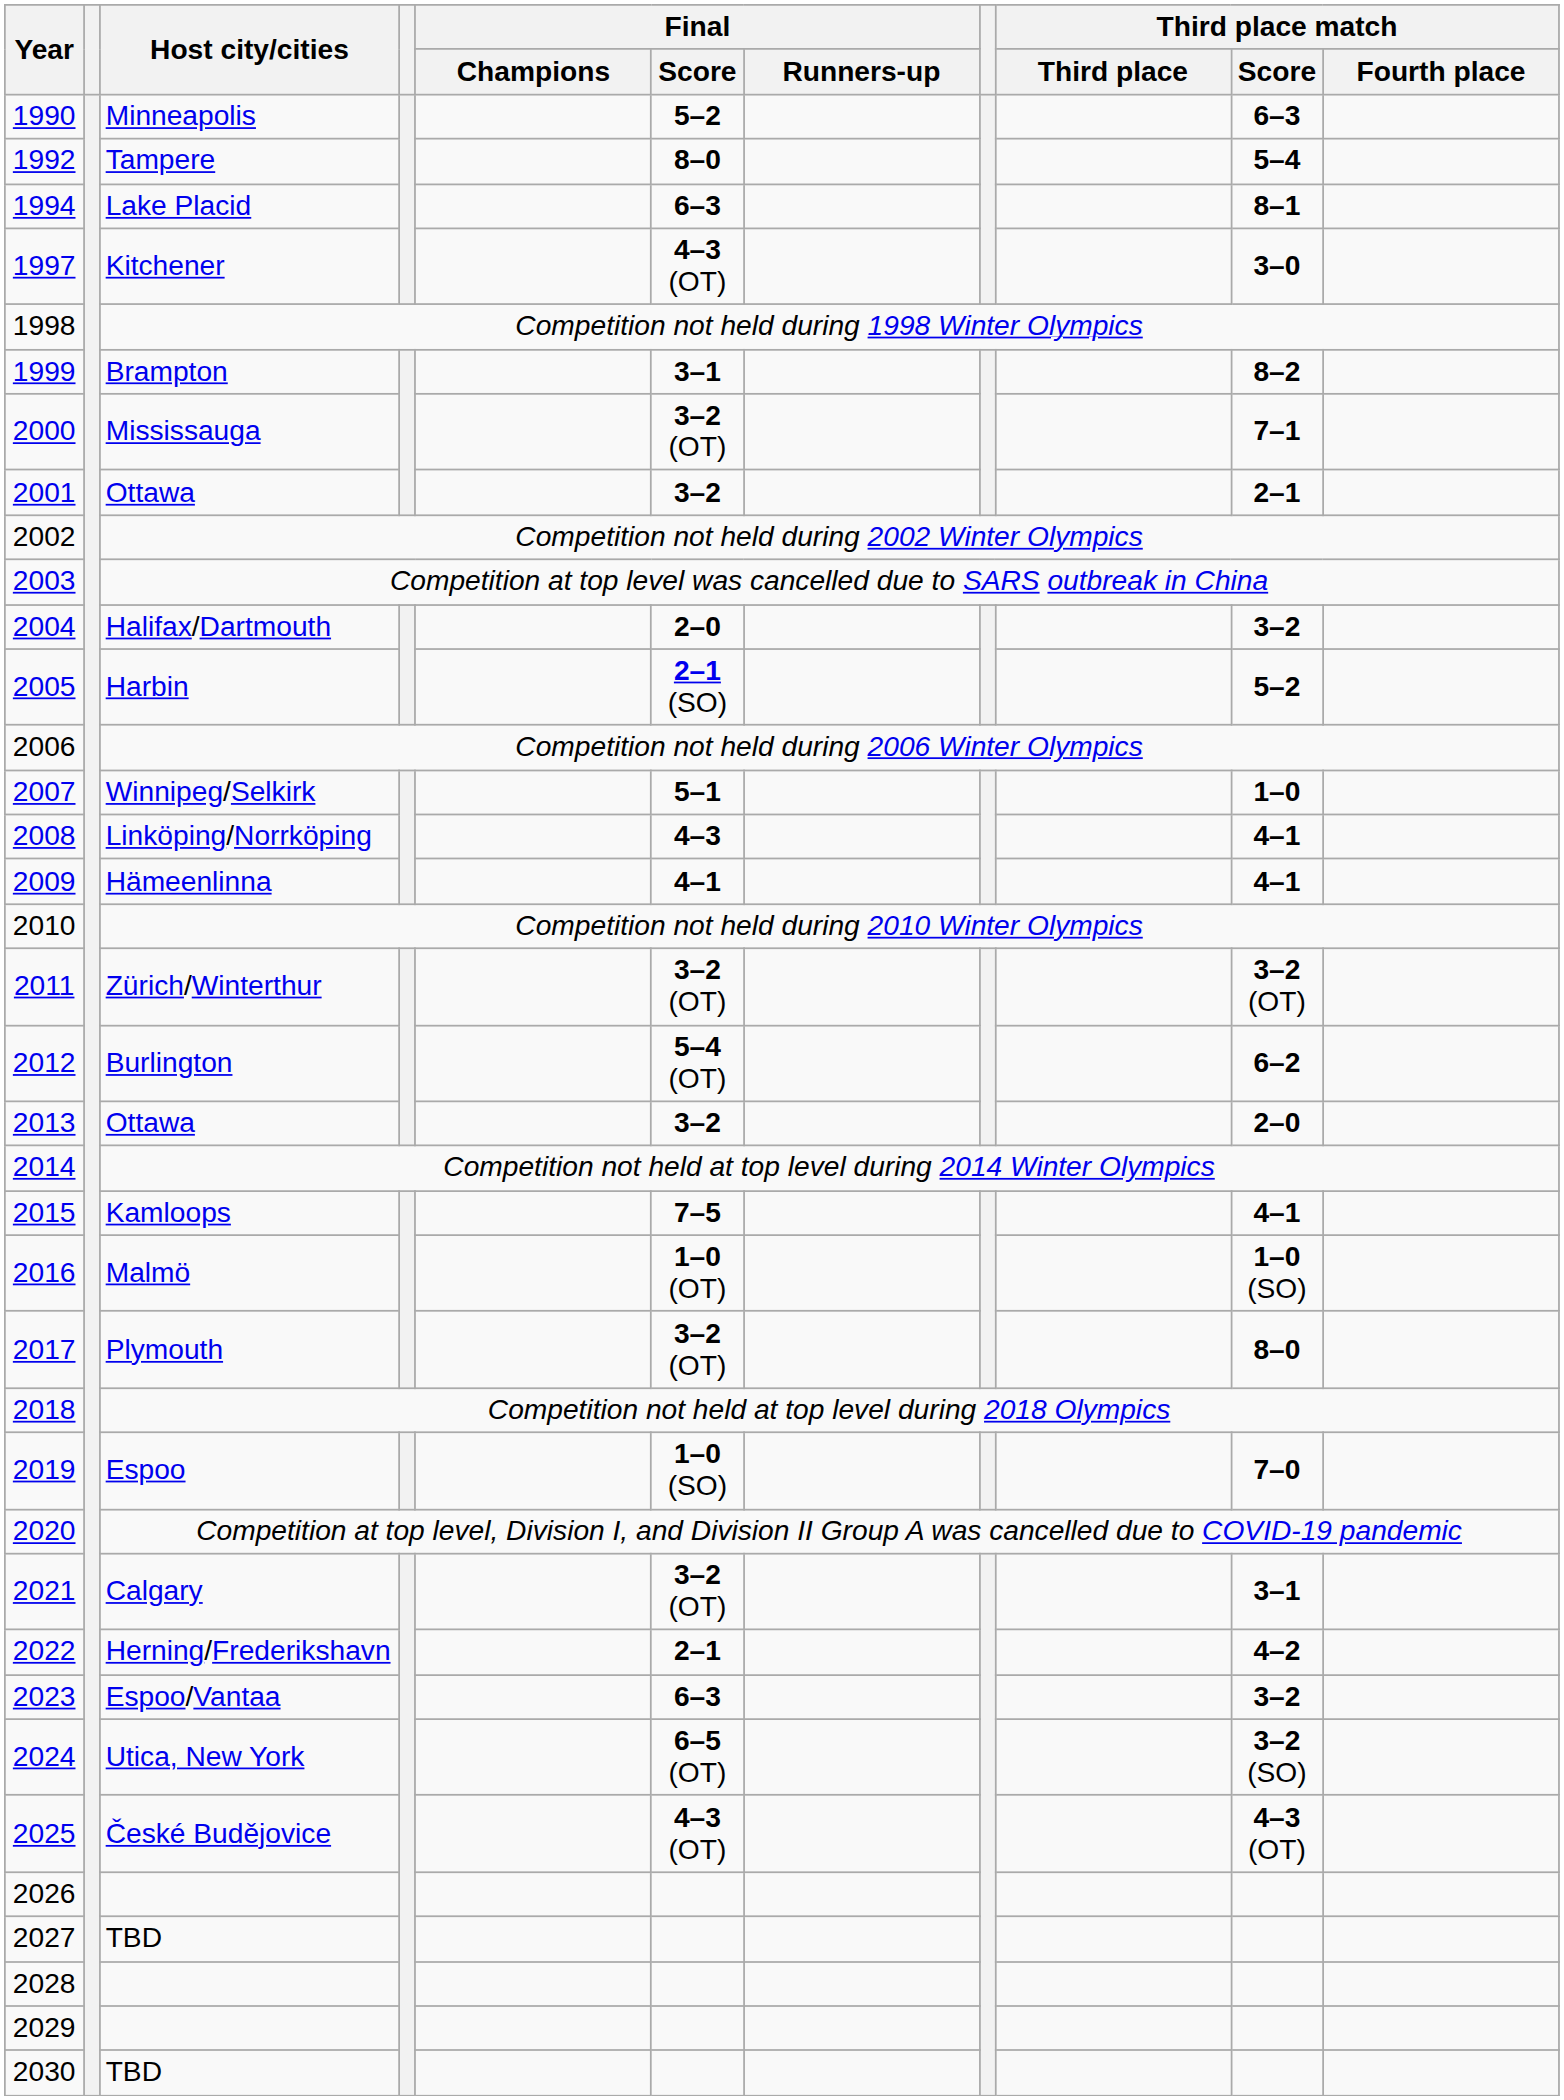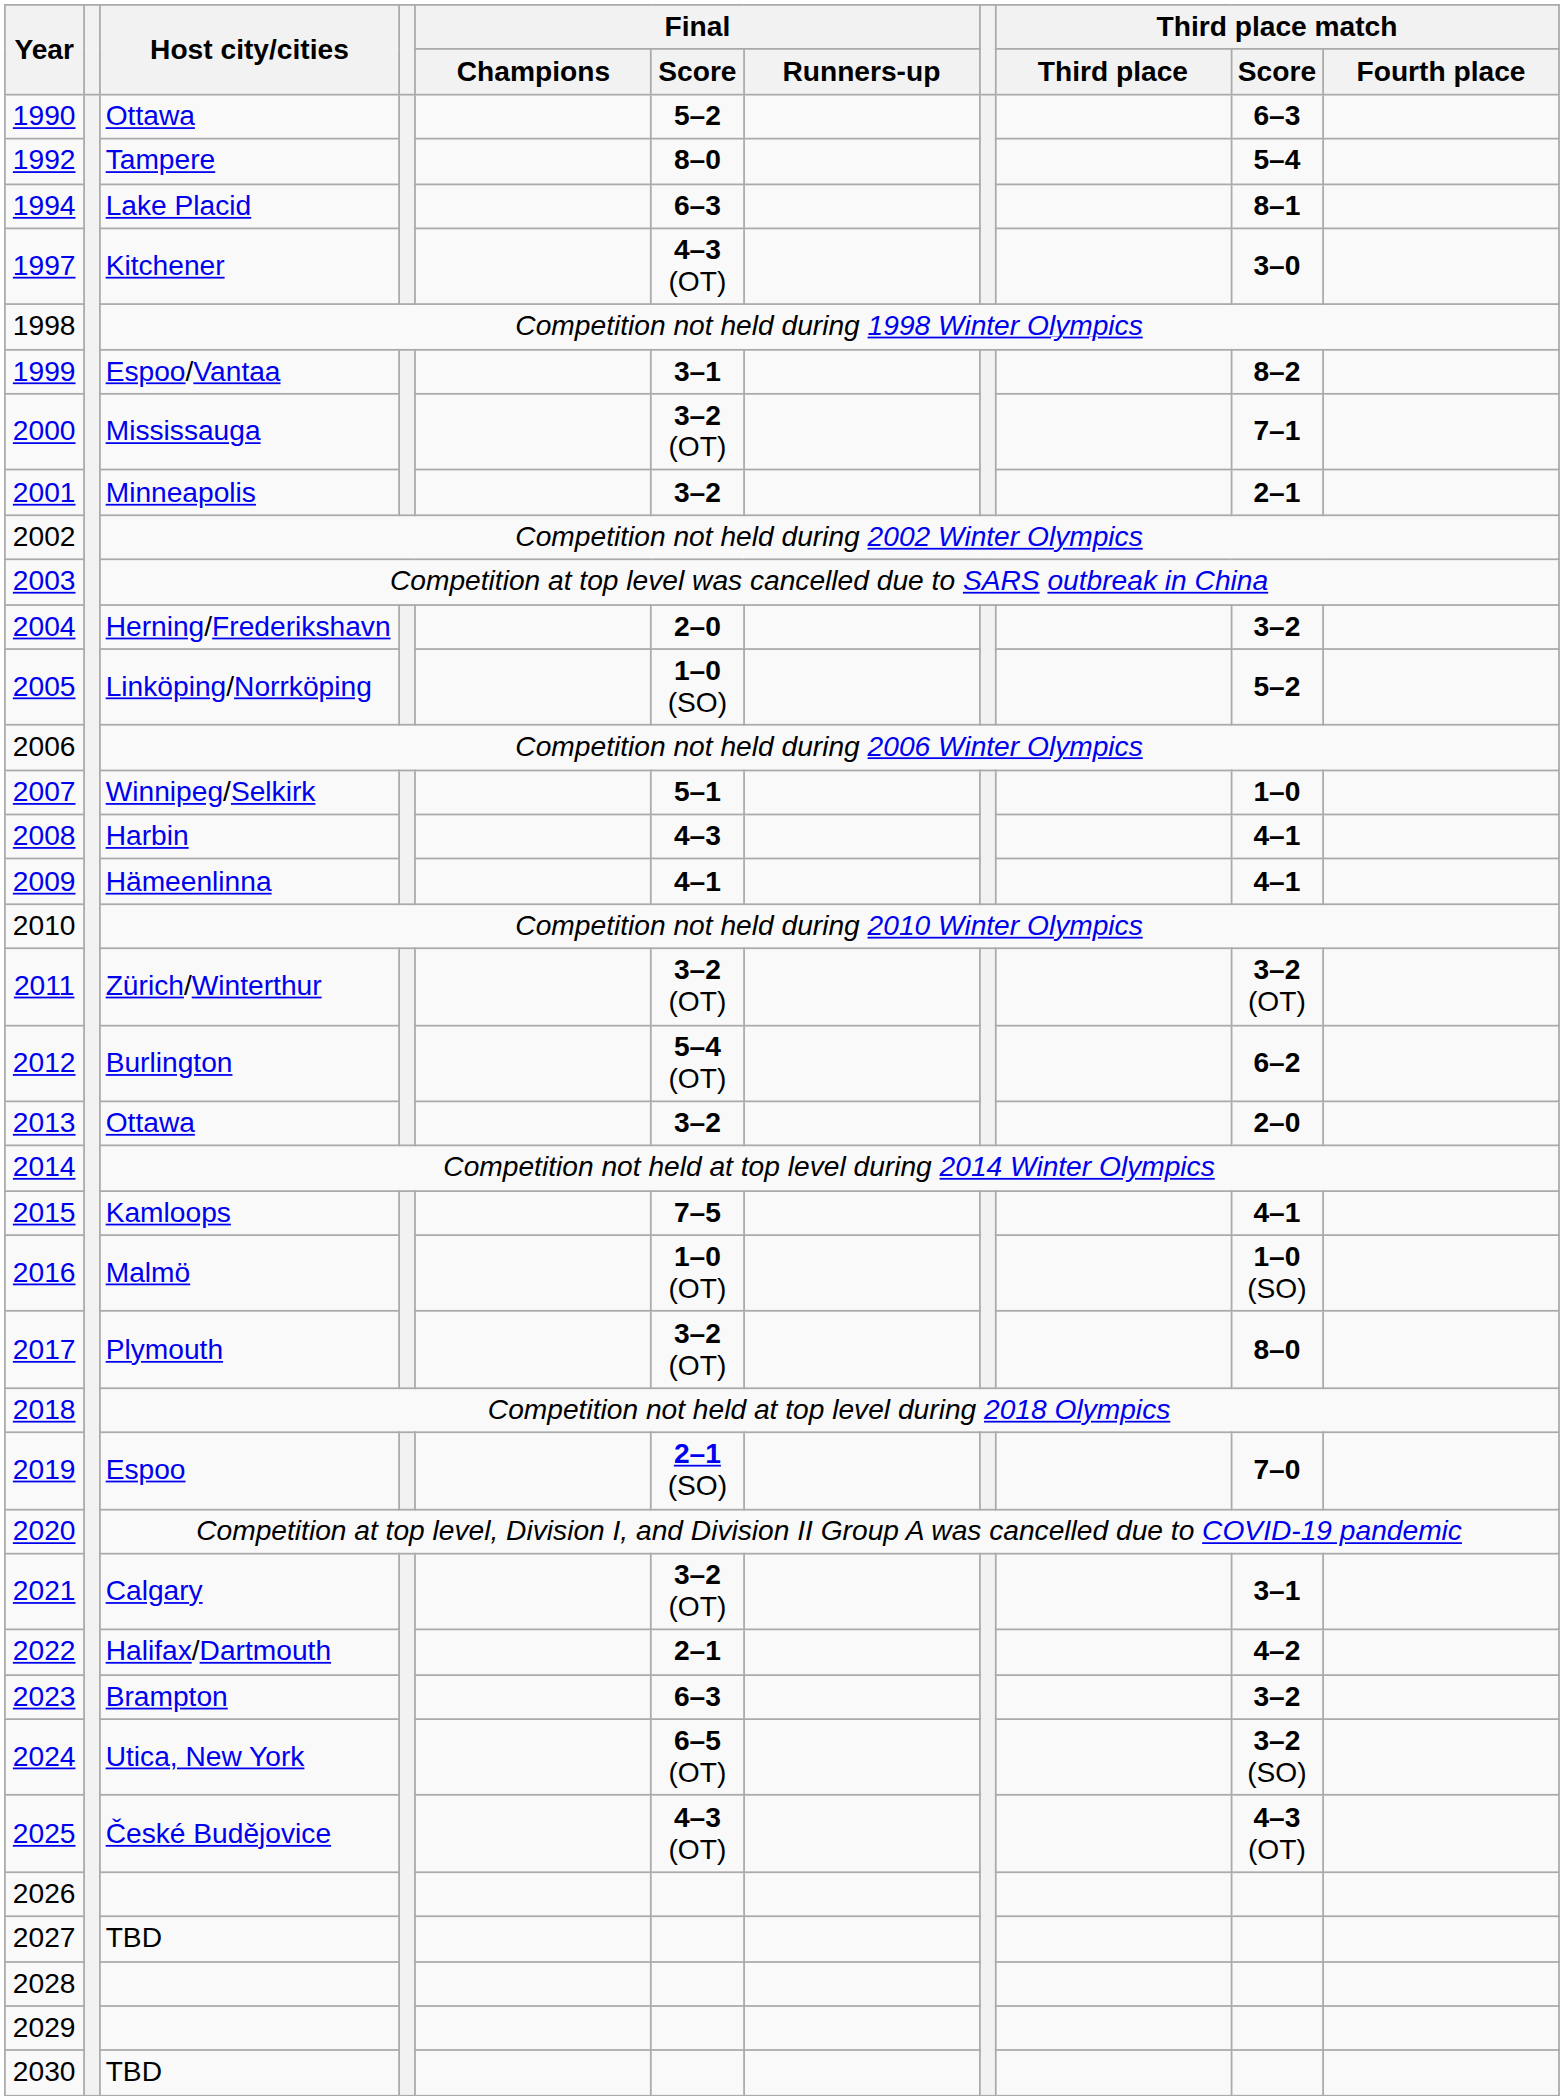(181, 116) Minneapolis -> (150, 116) Ottawa
(167, 371) Brampton -> (193, 371) Espoo/Vantaa
(150, 492) Ottawa -> (181, 492) Minneapolis
(218, 626) Halifax/Dartmouth -> (248, 626) Herning/Frederikshavn
(147, 686) Harbin -> (239, 686) Linköping/Norrköping
(697, 686) 2–1 (SO) -> (697, 686) 1–0 (SO)
(239, 836) Linköping/Norrköping -> (147, 836) Harbin
(697, 1470) 1–0 (SO) -> (697, 1470) 2–1 (SO)
(248, 1651) Herning/Frederikshavn -> (218, 1651) Halifax/Dartmouth
(193, 1696) Espoo/Vantaa -> (167, 1696) Brampton
